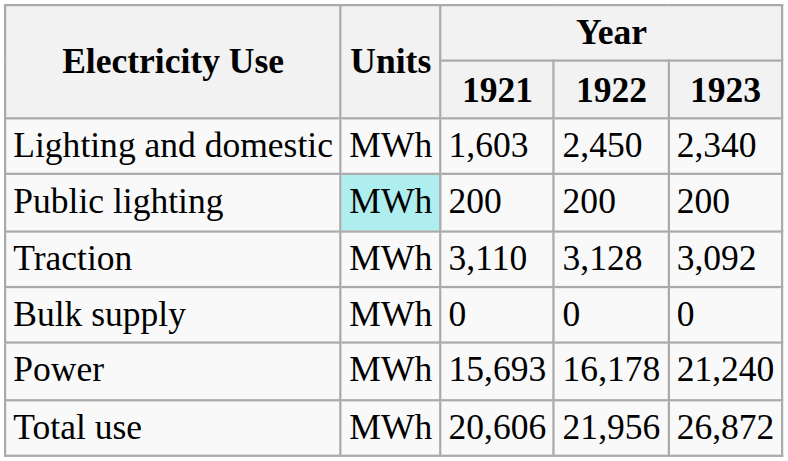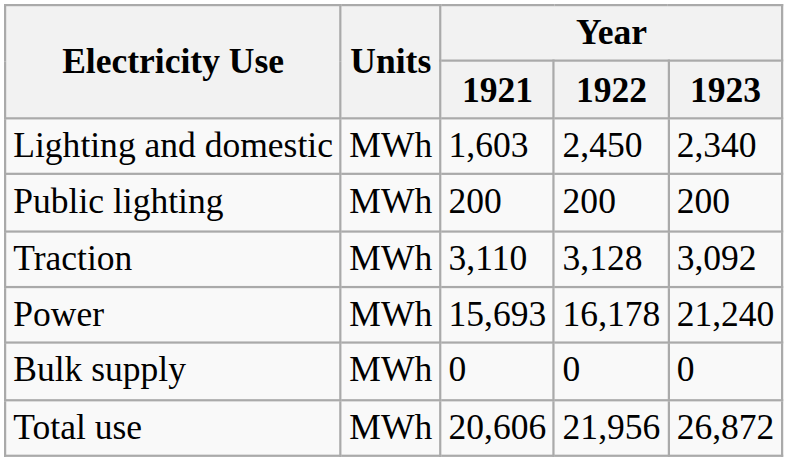(391, 201) paleturquoise background -> (391, 201) no background
rows swapped: (59, 370) <-> (100, 314)
